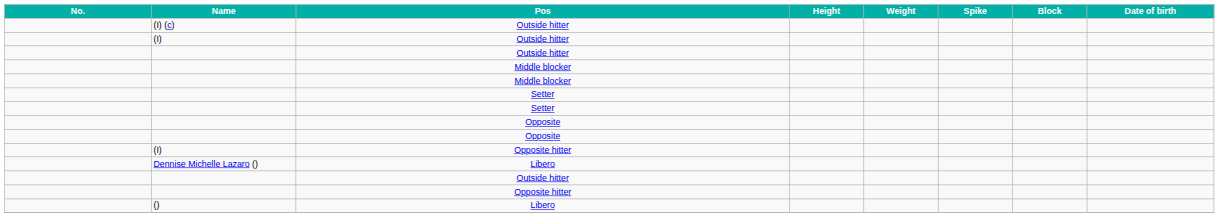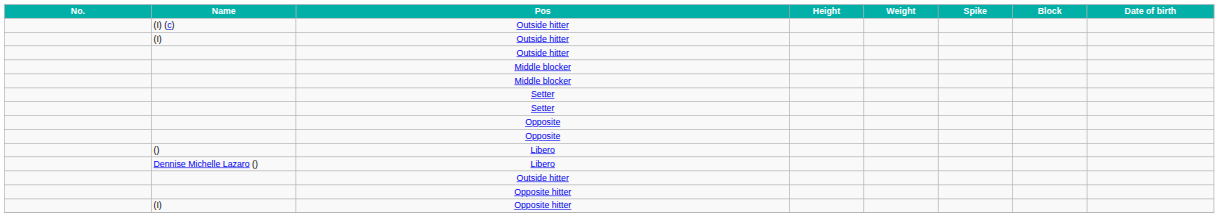rows swapped: (156, 206) <-> (158, 150)
